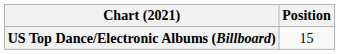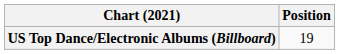(307, 37) 15 -> (307, 37) 19
